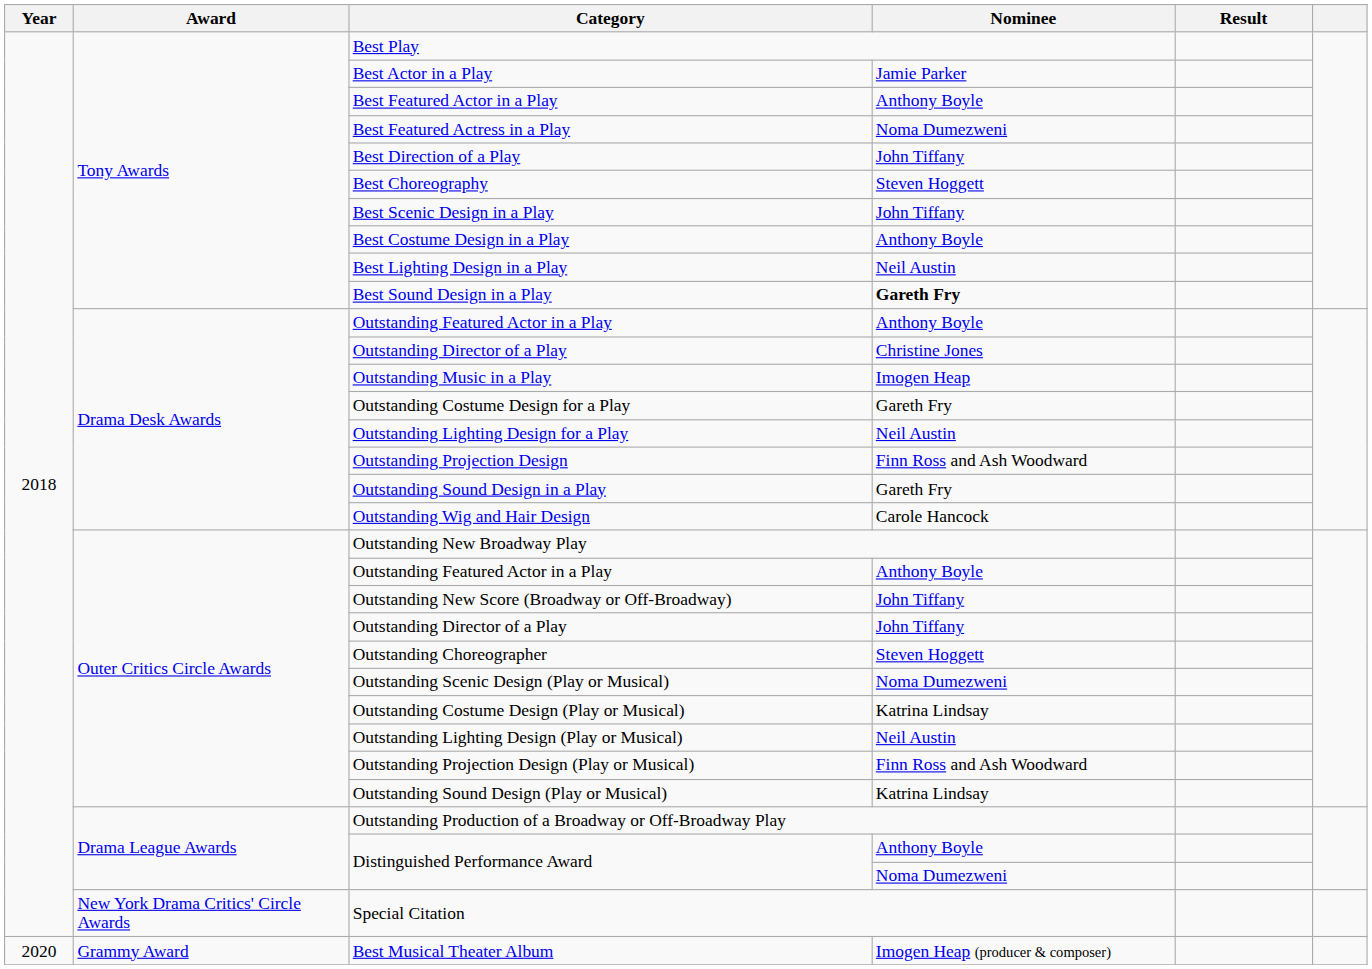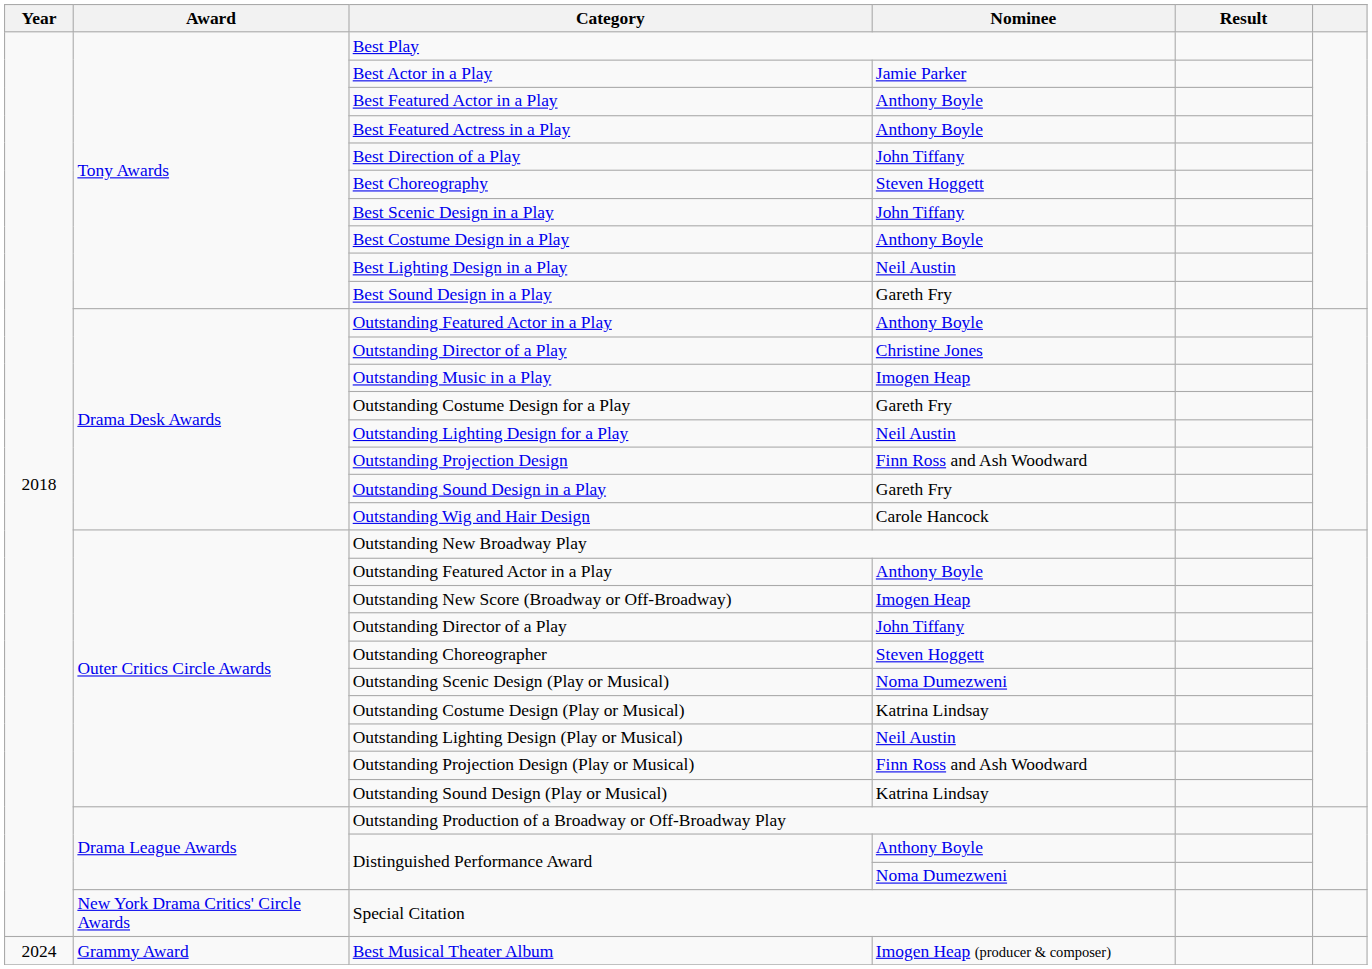(941, 128) Noma Dumezweni -> (929, 128) Anthony Boyle
(918, 294) bold -> (914, 294) normal
(920, 599) John Tiffany -> (923, 599) Imogen Heap
(39, 950) 2020 -> (39, 950) 2024
